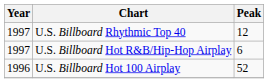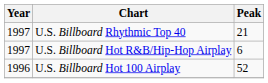(243, 31) 12 -> (243, 31) 21
